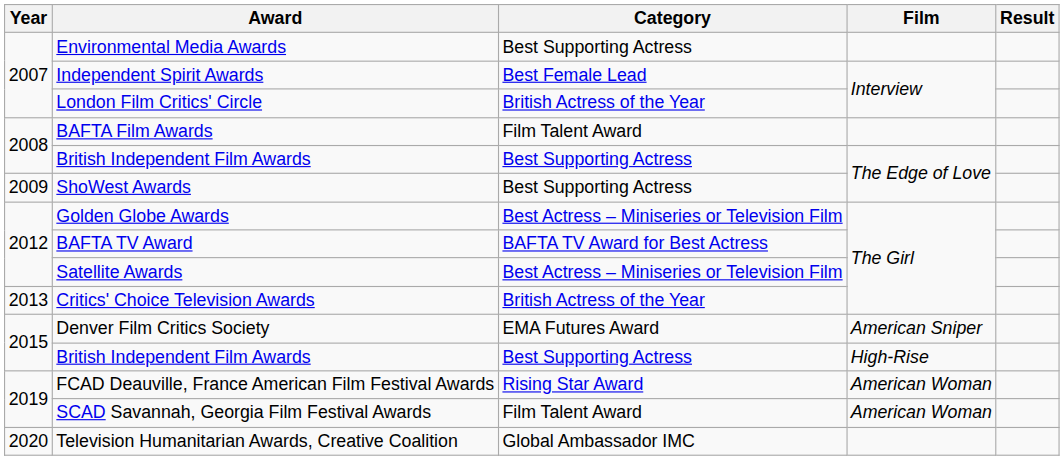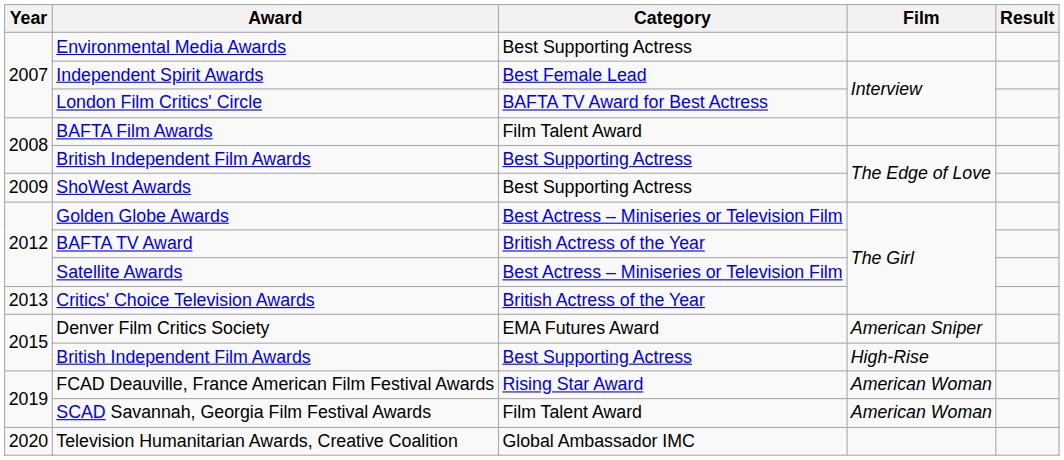(604, 103) British Actress of the Year -> (635, 103) BAFTA TV Award for Best Actress
(635, 243) BAFTA TV Award for Best Actress -> (604, 243) British Actress of the Year
